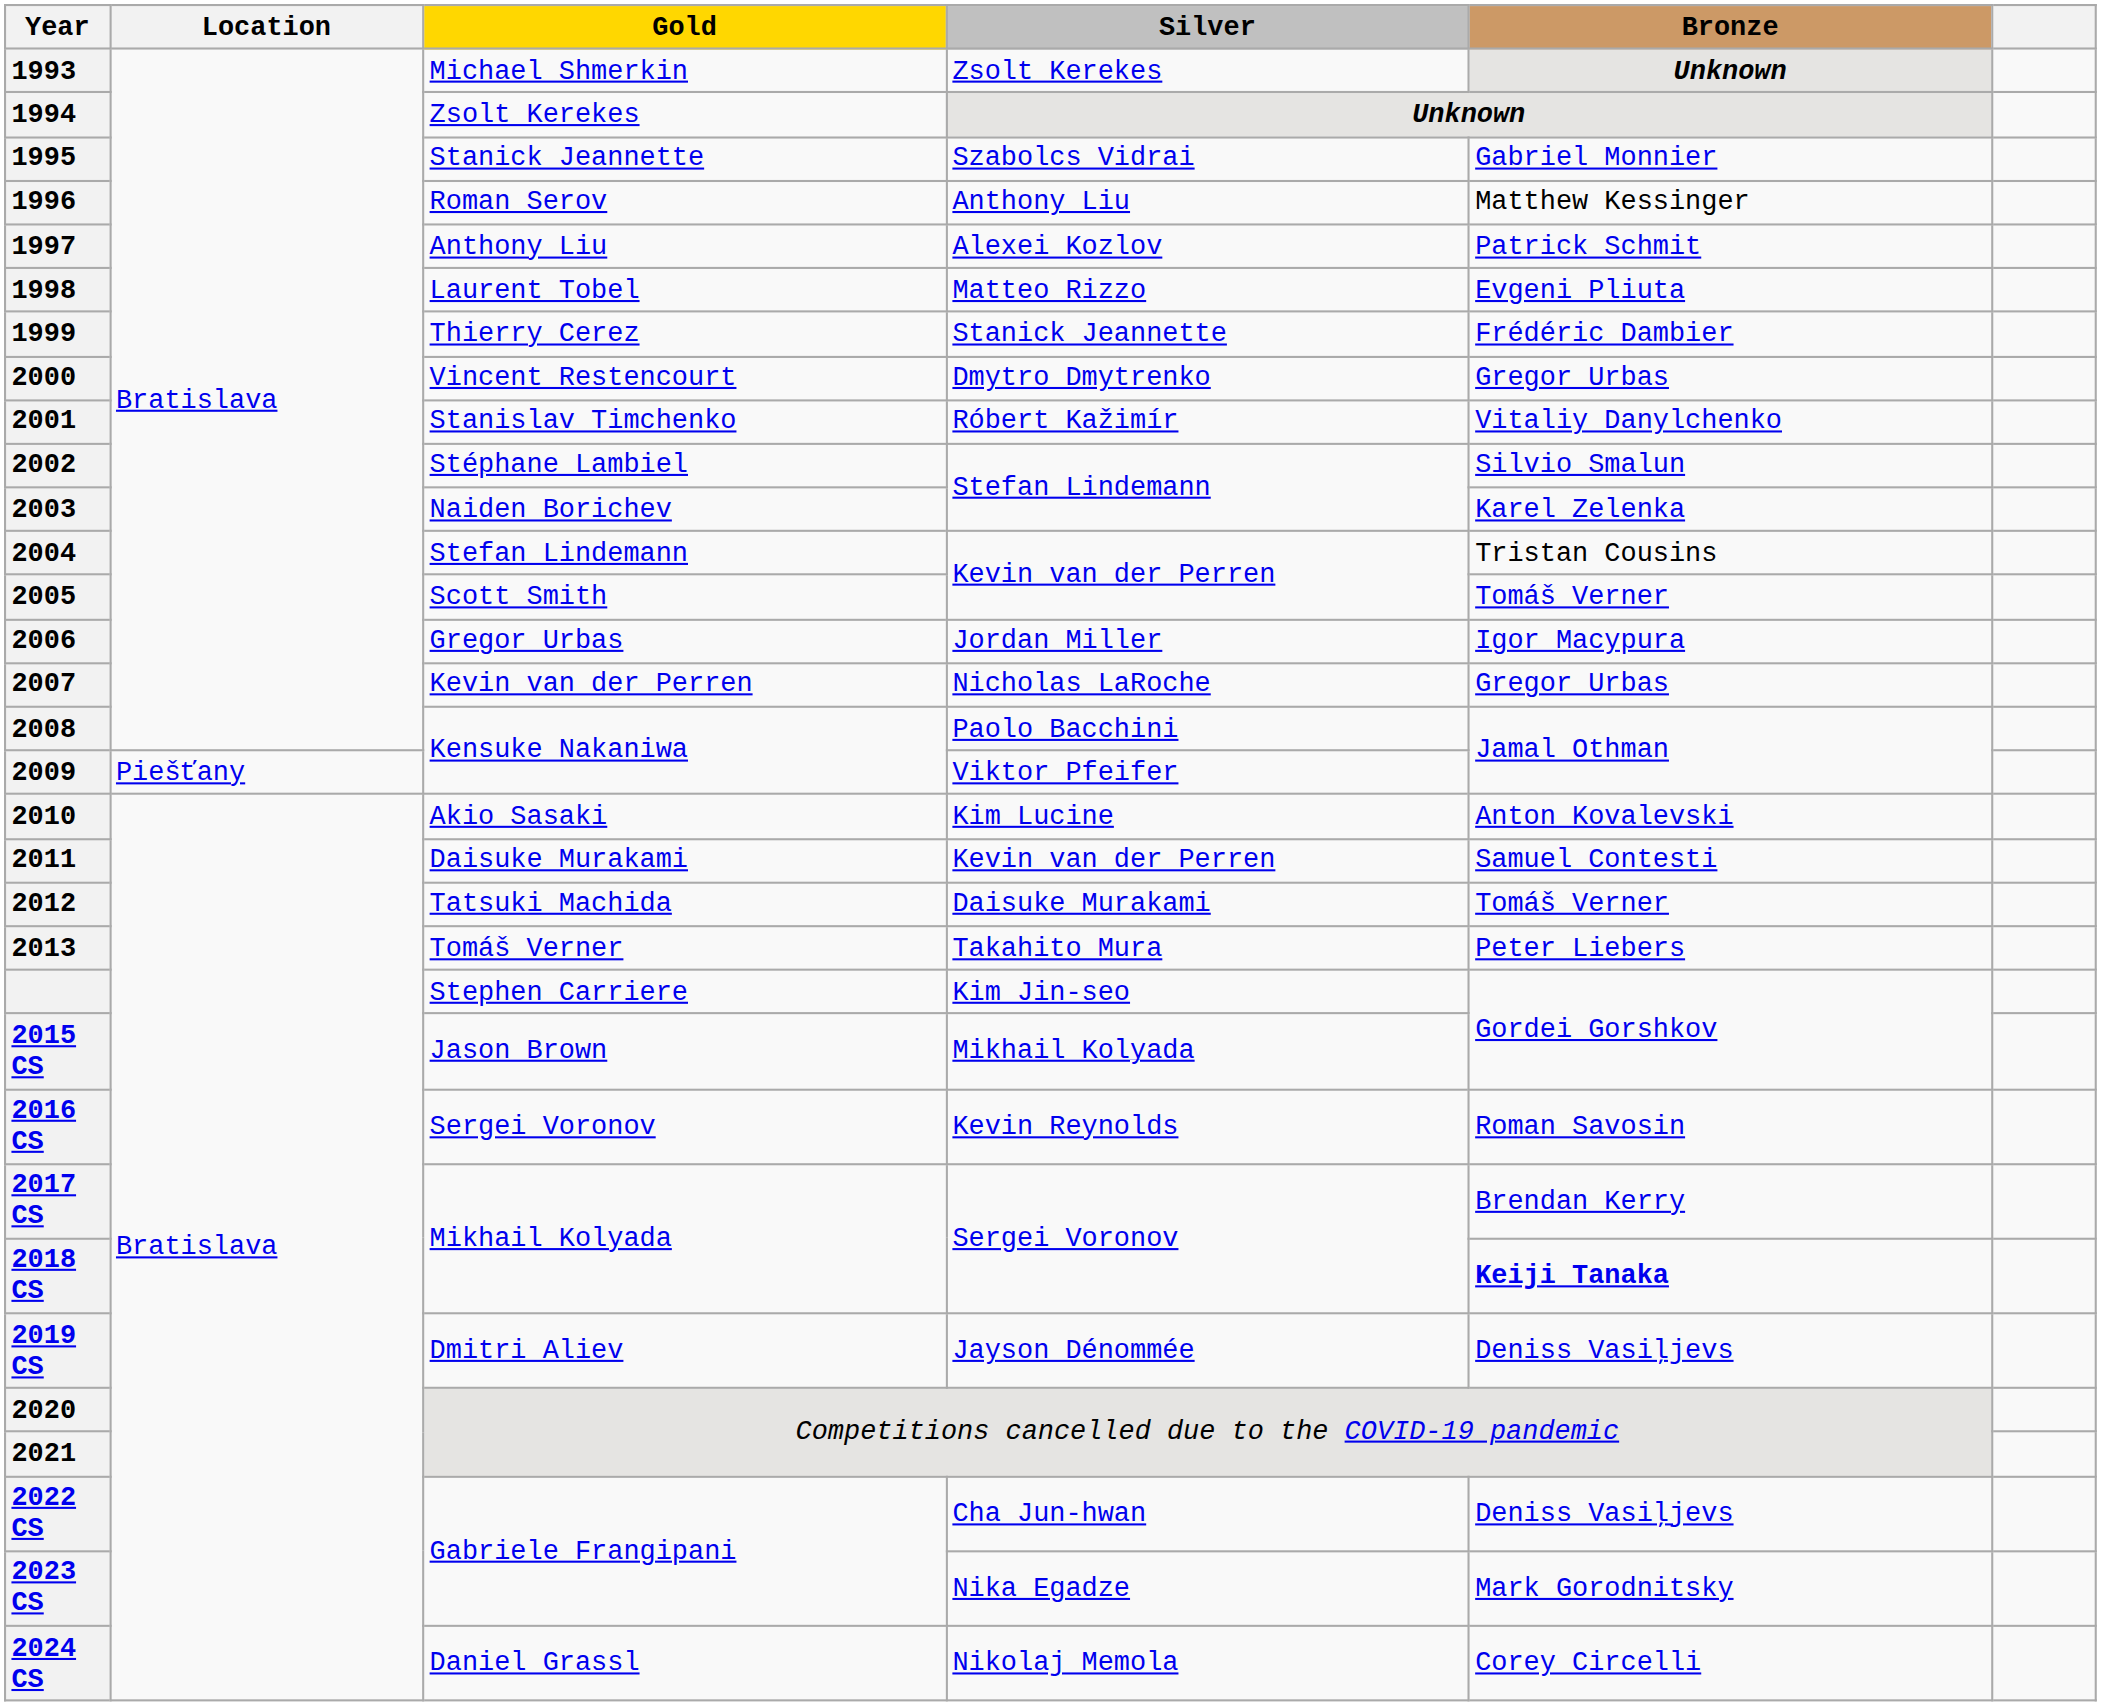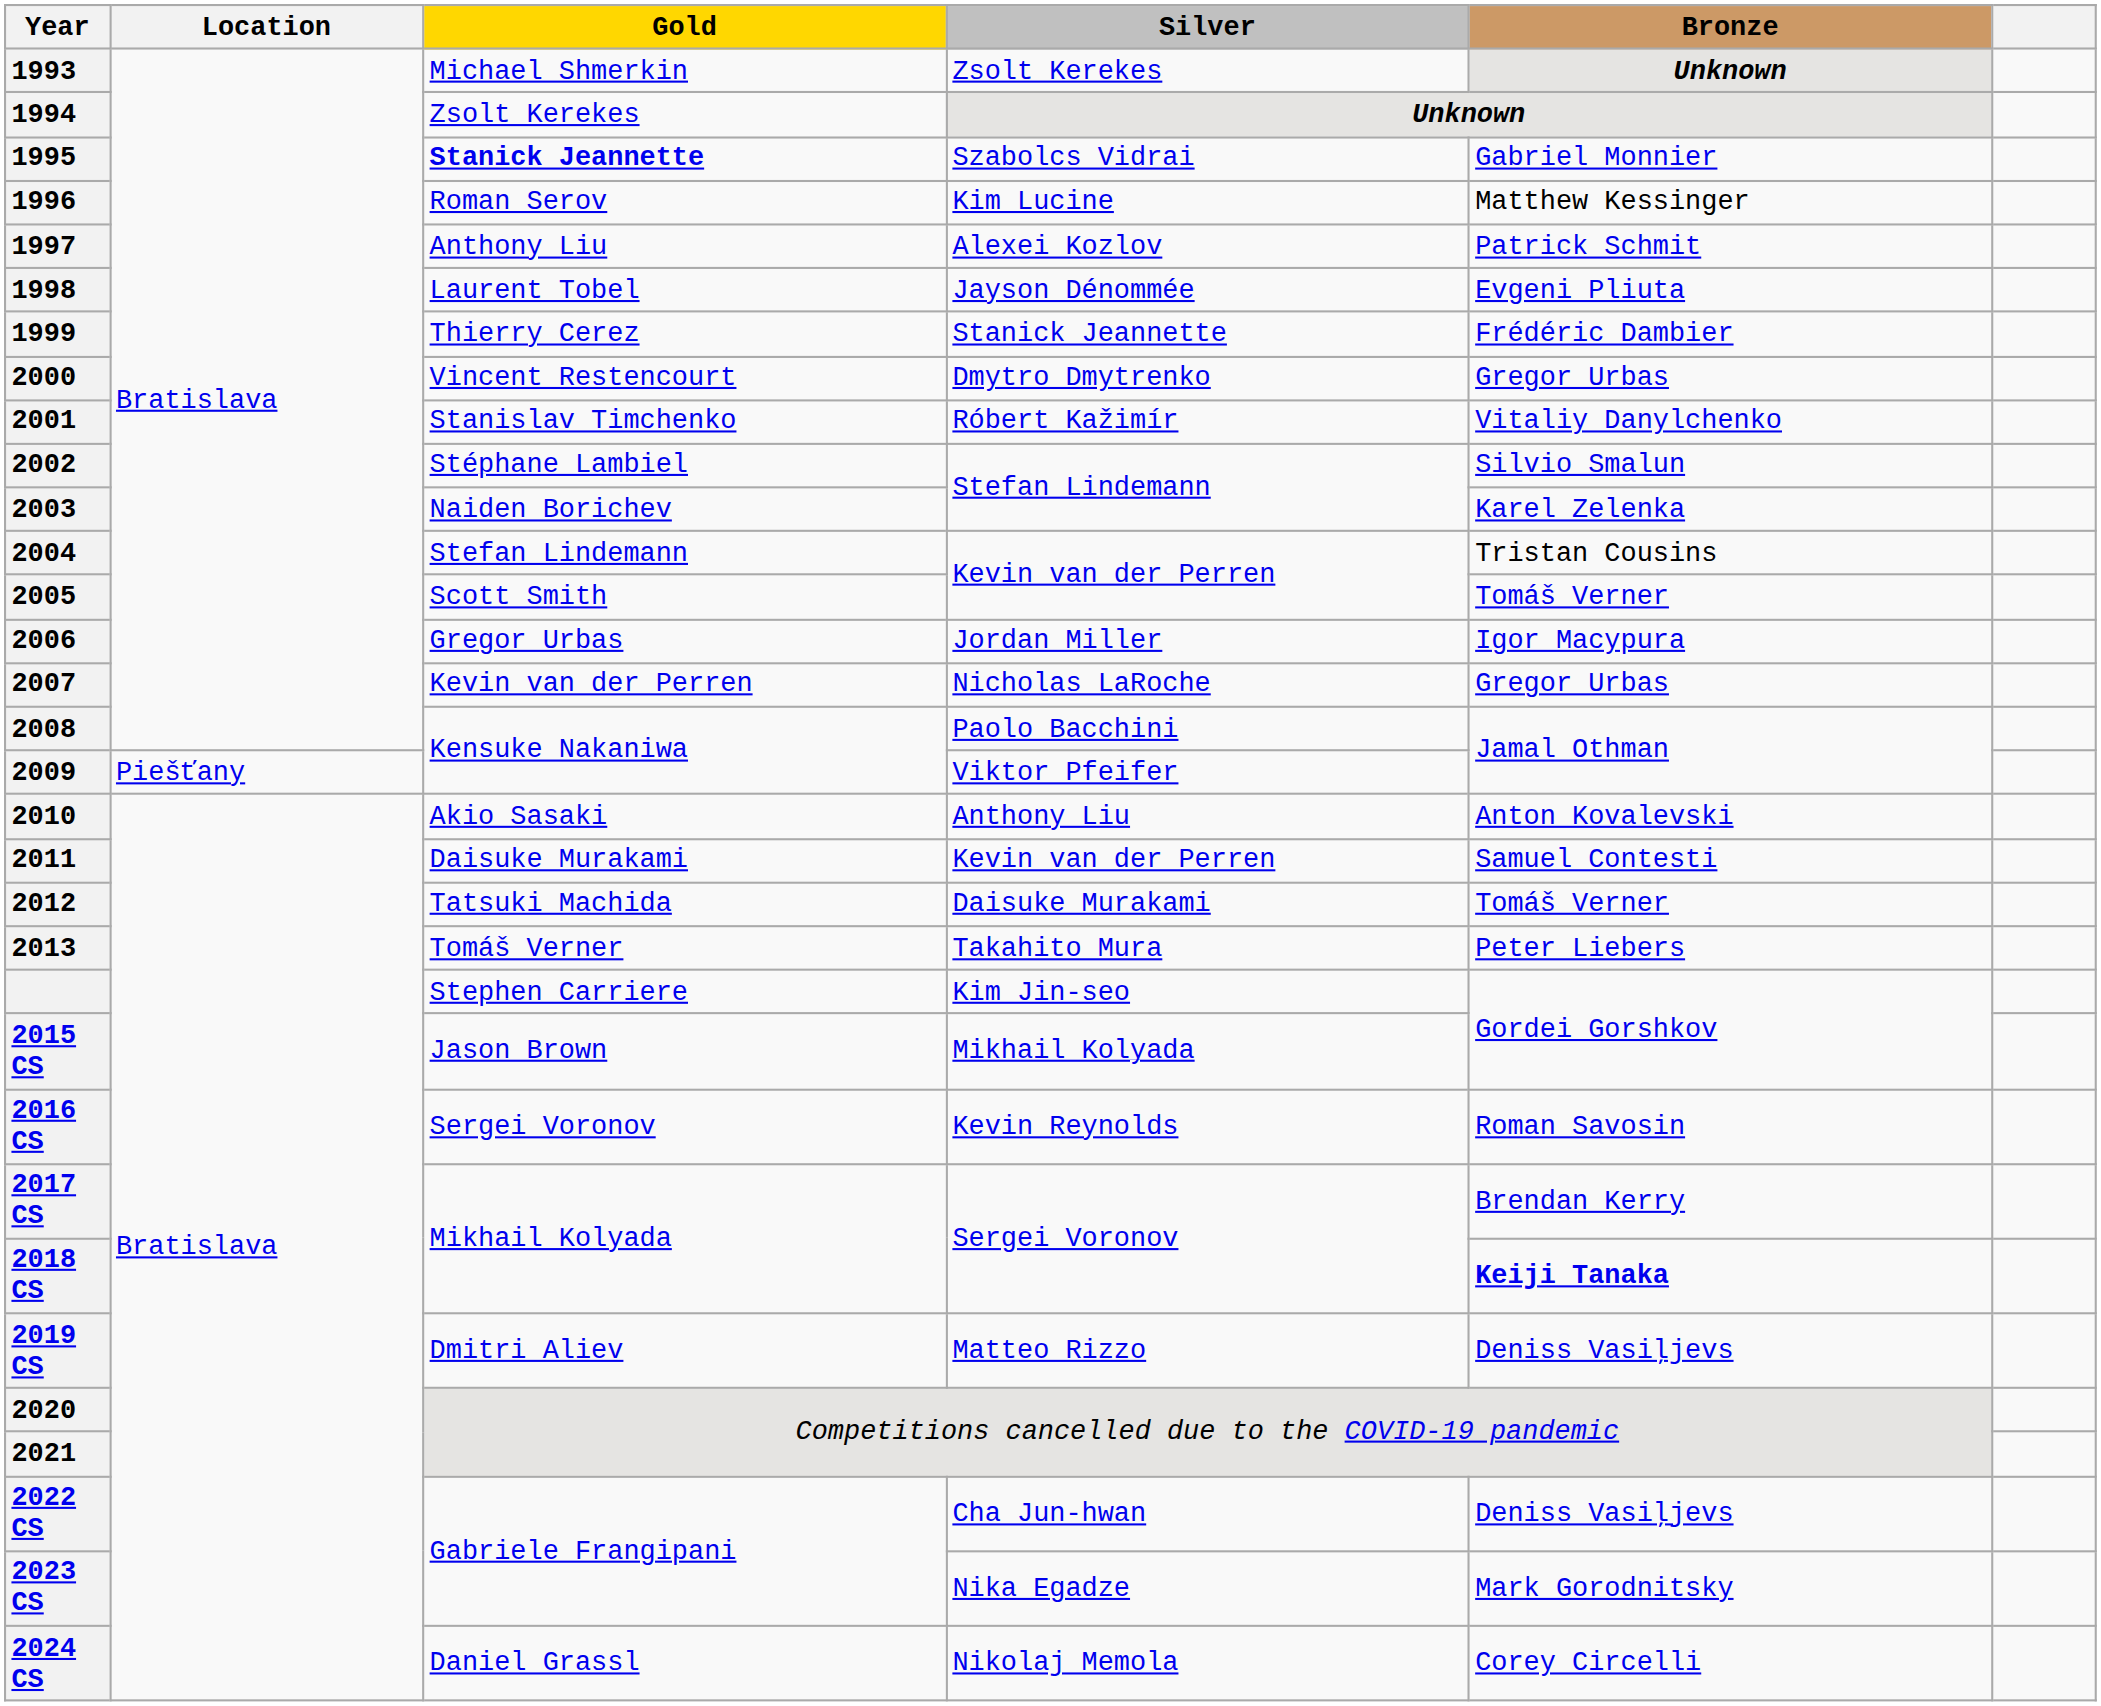(567, 159) normal -> (567, 159) bold
(1041, 202) Anthony Liu -> (1033, 202) Kim Lucine
(1049, 290) Matteo Rizzo -> (1074, 290) Jayson Dénommée
(1033, 816) Kim Lucine -> (1041, 816) Anthony Liu
(1074, 1351) Jayson Dénommée -> (1049, 1351) Matteo Rizzo
